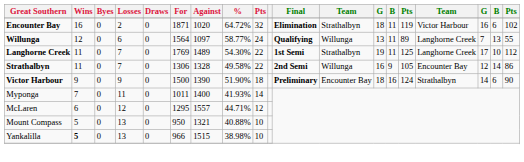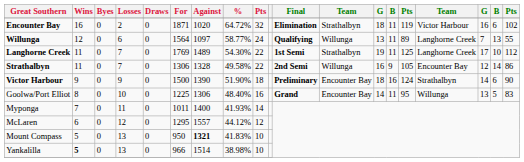+ row: (38, 94)
(238, 108) 44.71% -> (238, 122) 44.12%
(202, 122) normal -> (202, 136) bold
(238, 122) 40.88% -> (238, 136) 41.83%
(202, 136) 1515 -> (202, 150) 1514
